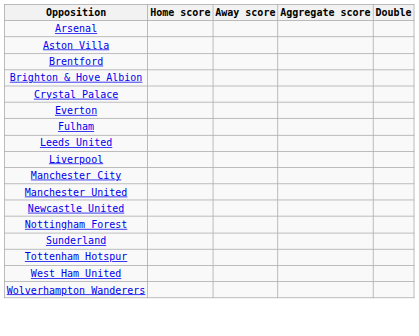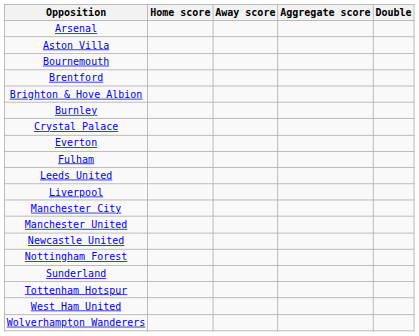+ row: (76, 61)
+ row: (76, 110)
